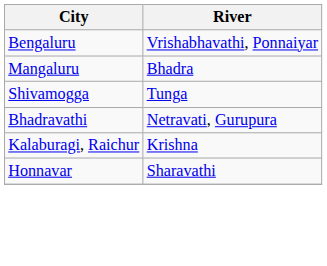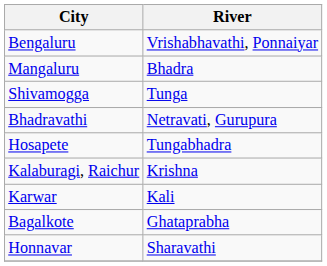+ row: (38, 145)
+ row: (32, 196)
+ row: (41, 222)
